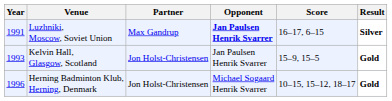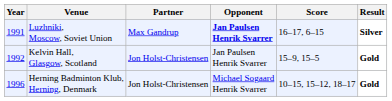(16, 58) 1993 -> (16, 58) 1992
